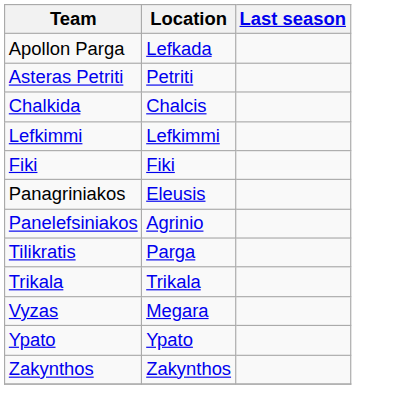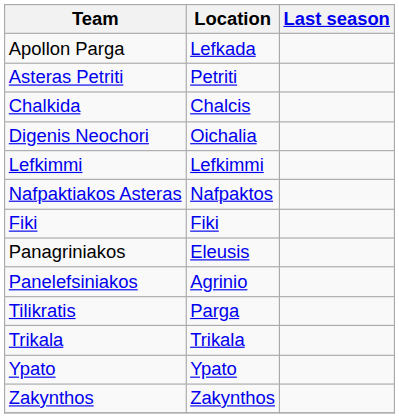+ row: (79, 135)
+ row: (95, 194)
- row: (34, 310)
